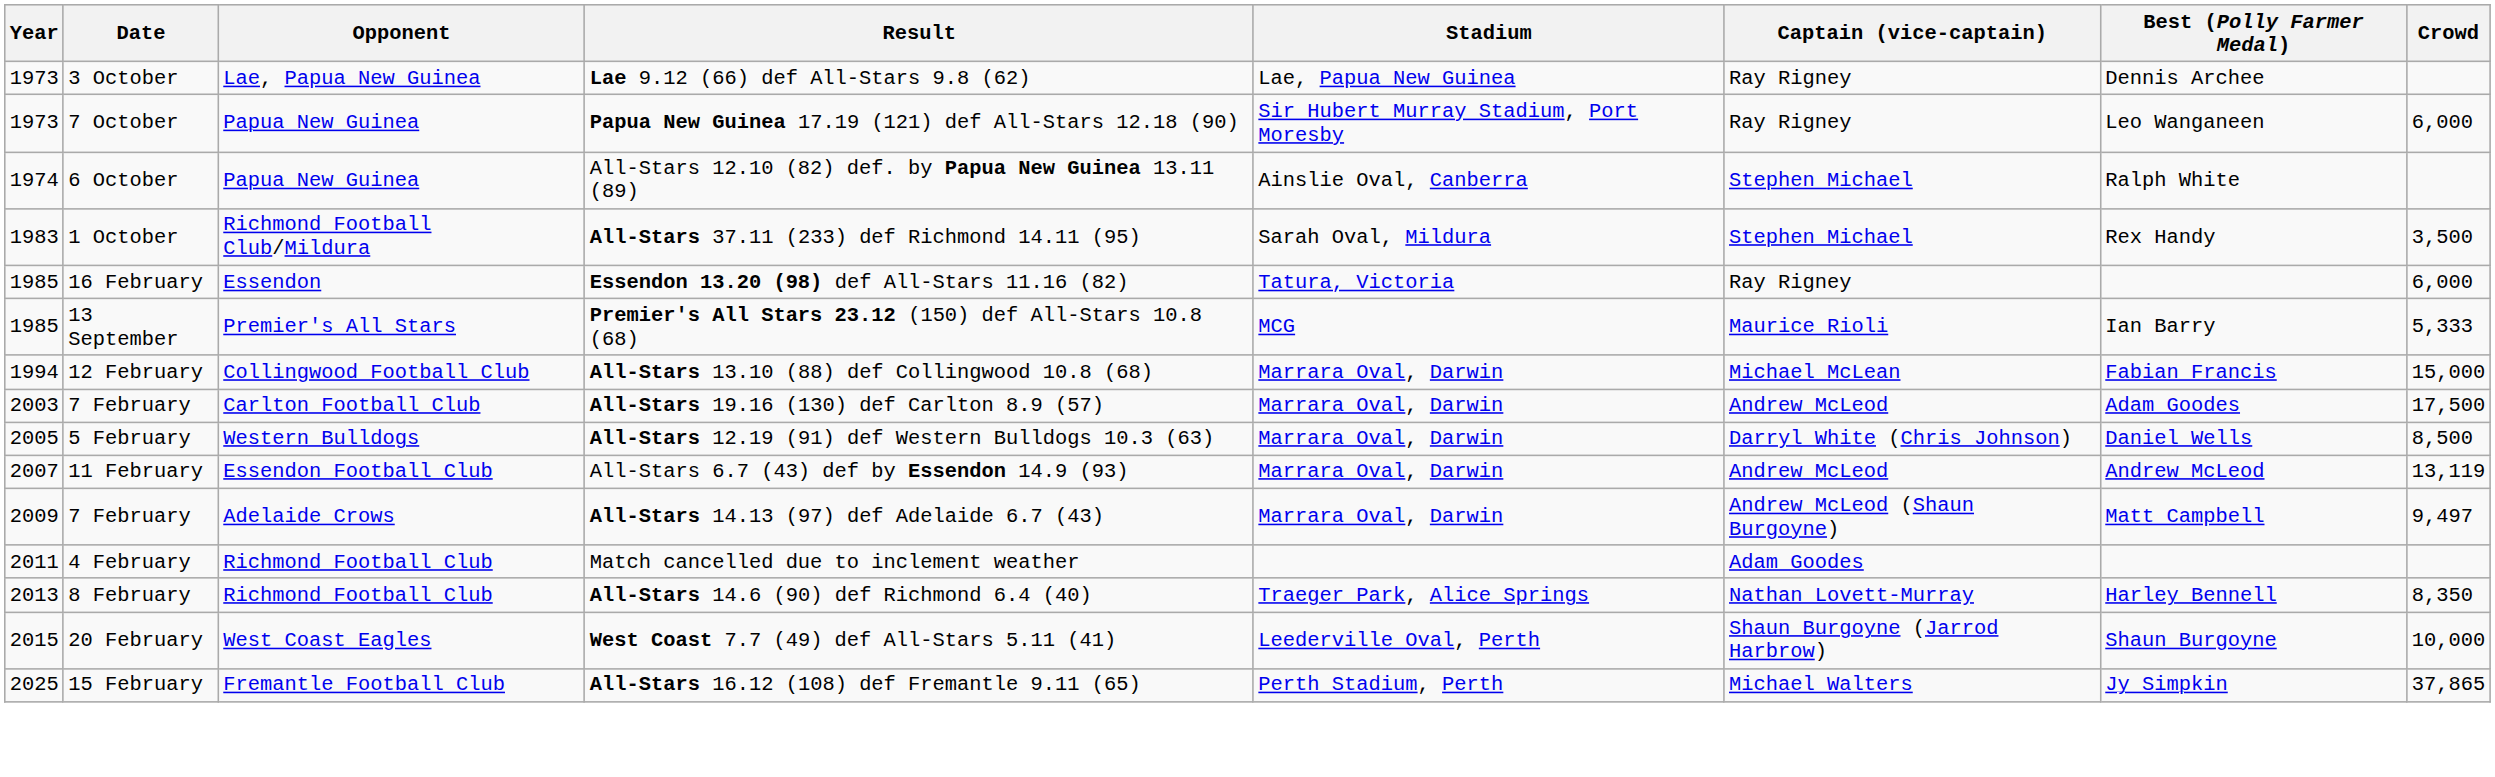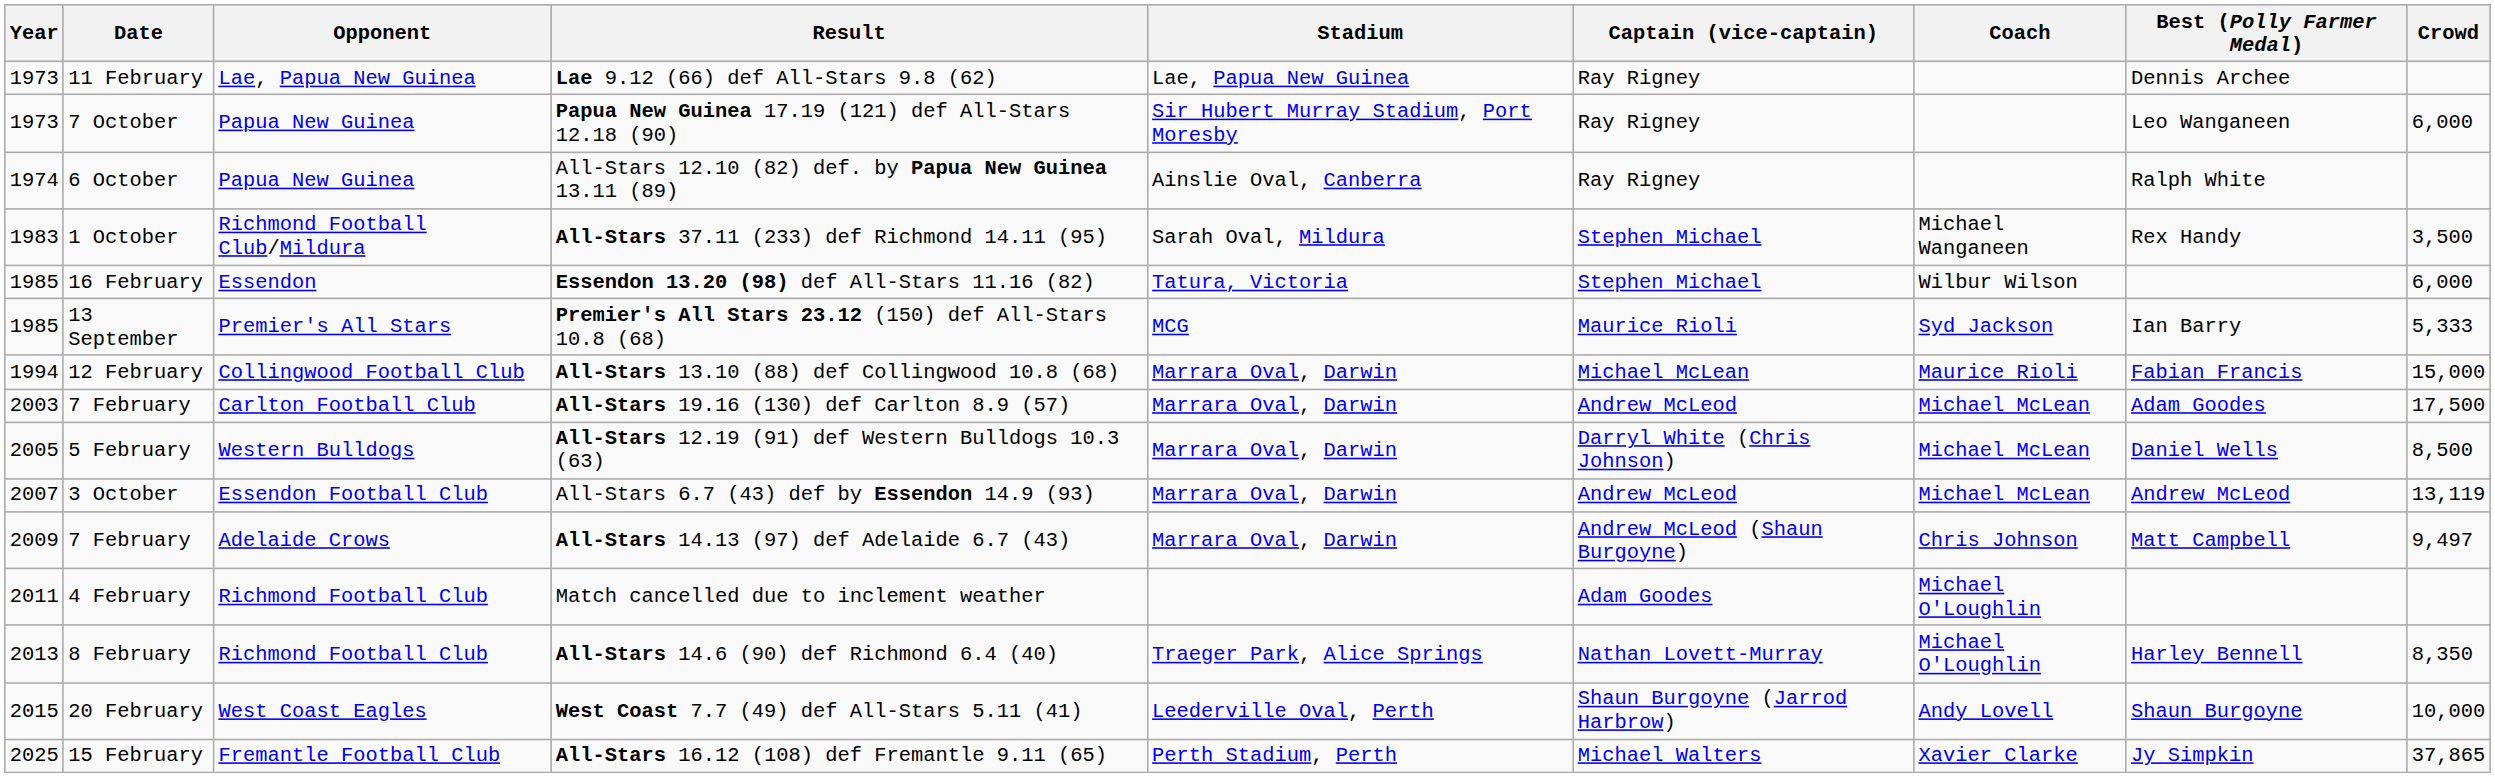+ column: (2020, 33)
(123, 78) 3 October -> (136, 78) 11 February
(1821, 180) Stephen Michael -> (1639, 180) Ray Rigney
(1790, 282) Ray Rigney -> (1670, 282) Stephen Michael
(136, 472) 11 February -> (123, 495) 3 October
